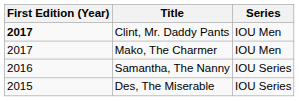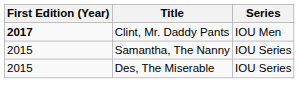- row: (166, 50)
(20, 68) 2016 -> (20, 50) 2015
